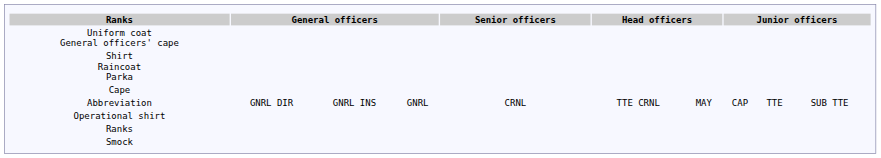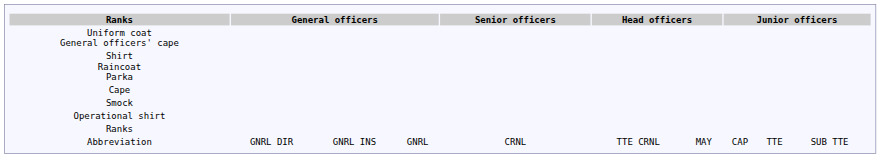rows swapped: (119, 142) <-> (119, 103)
